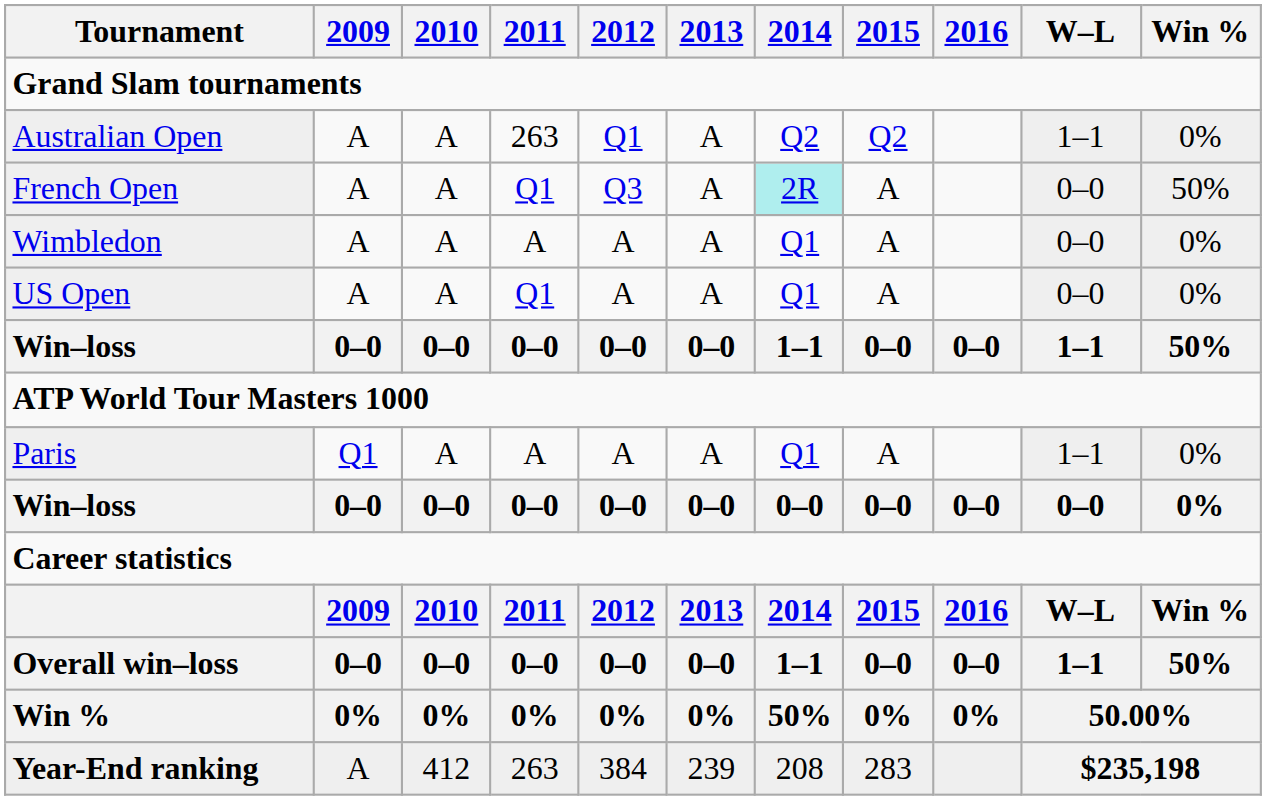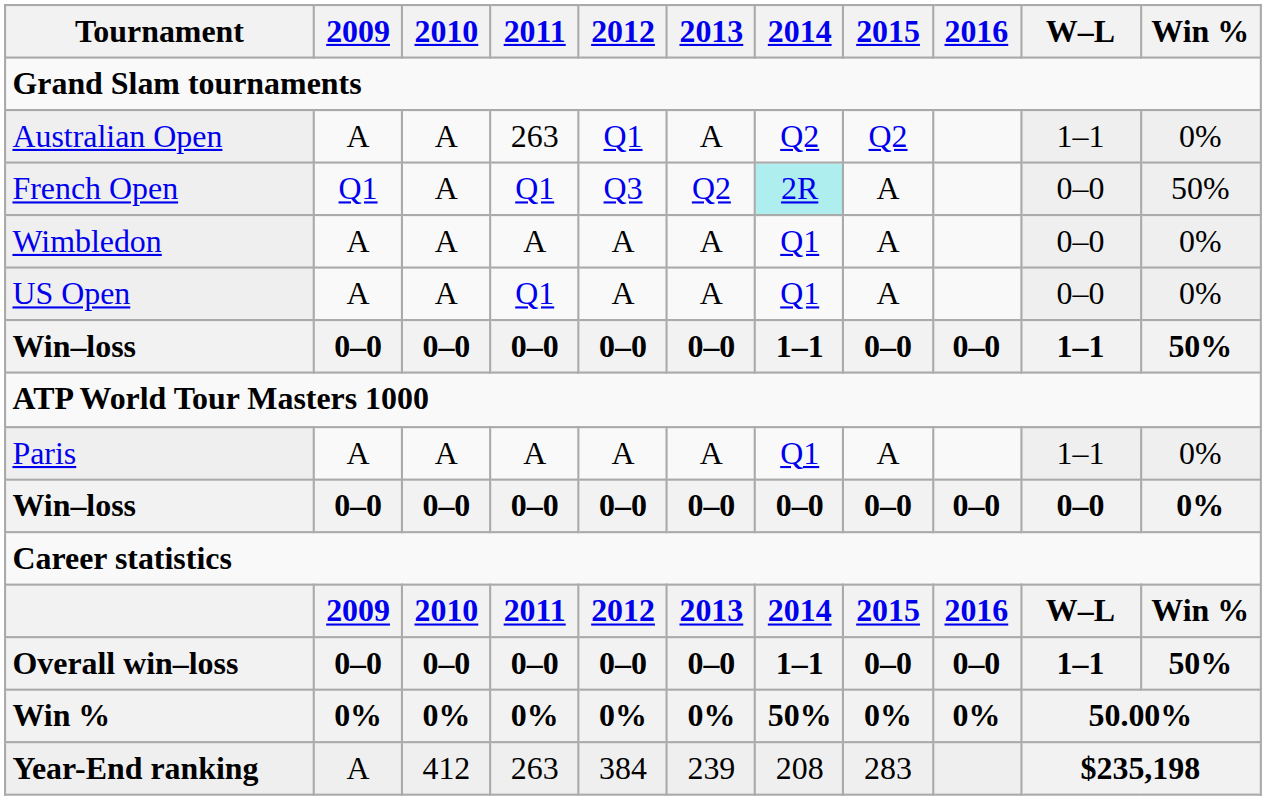(358, 188) A -> (358, 188) Q1
(711, 188) A -> (711, 188) Q2
(358, 452) Q1 -> (358, 452) A
